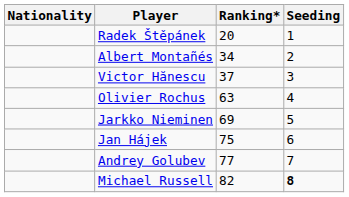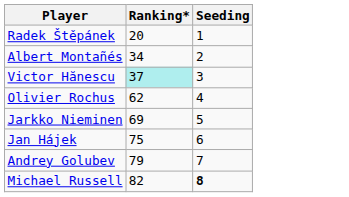- column: (50, 15)
(227, 77) no background -> (136, 77) paleturquoise background
(227, 98) 63 -> (136, 98) 62
(227, 160) 77 -> (136, 160) 79
